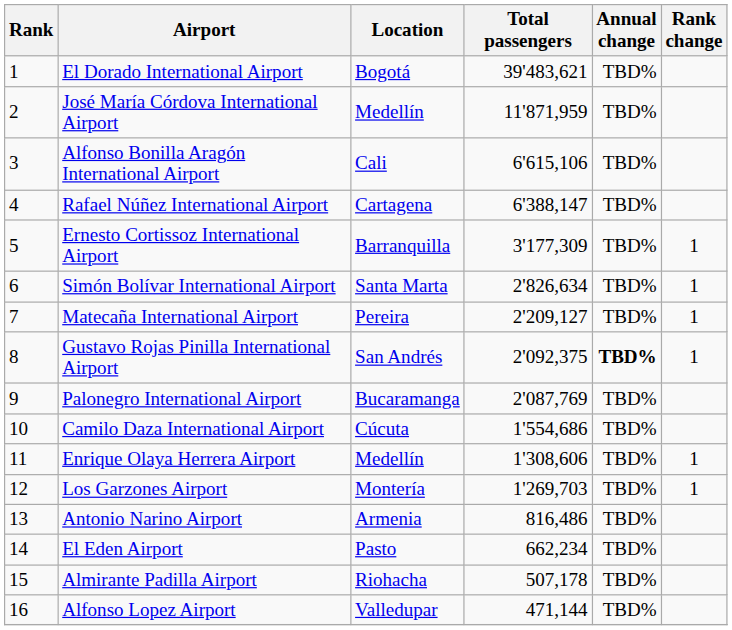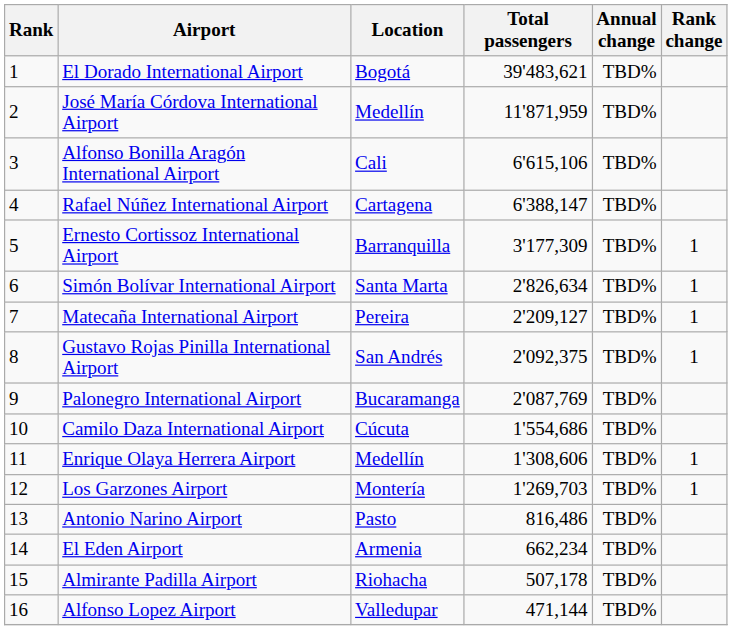(628, 357) bold -> (630, 357) normal
(388, 519) Armenia -> (376, 519) Pasto
(376, 549) Pasto -> (388, 549) Armenia
